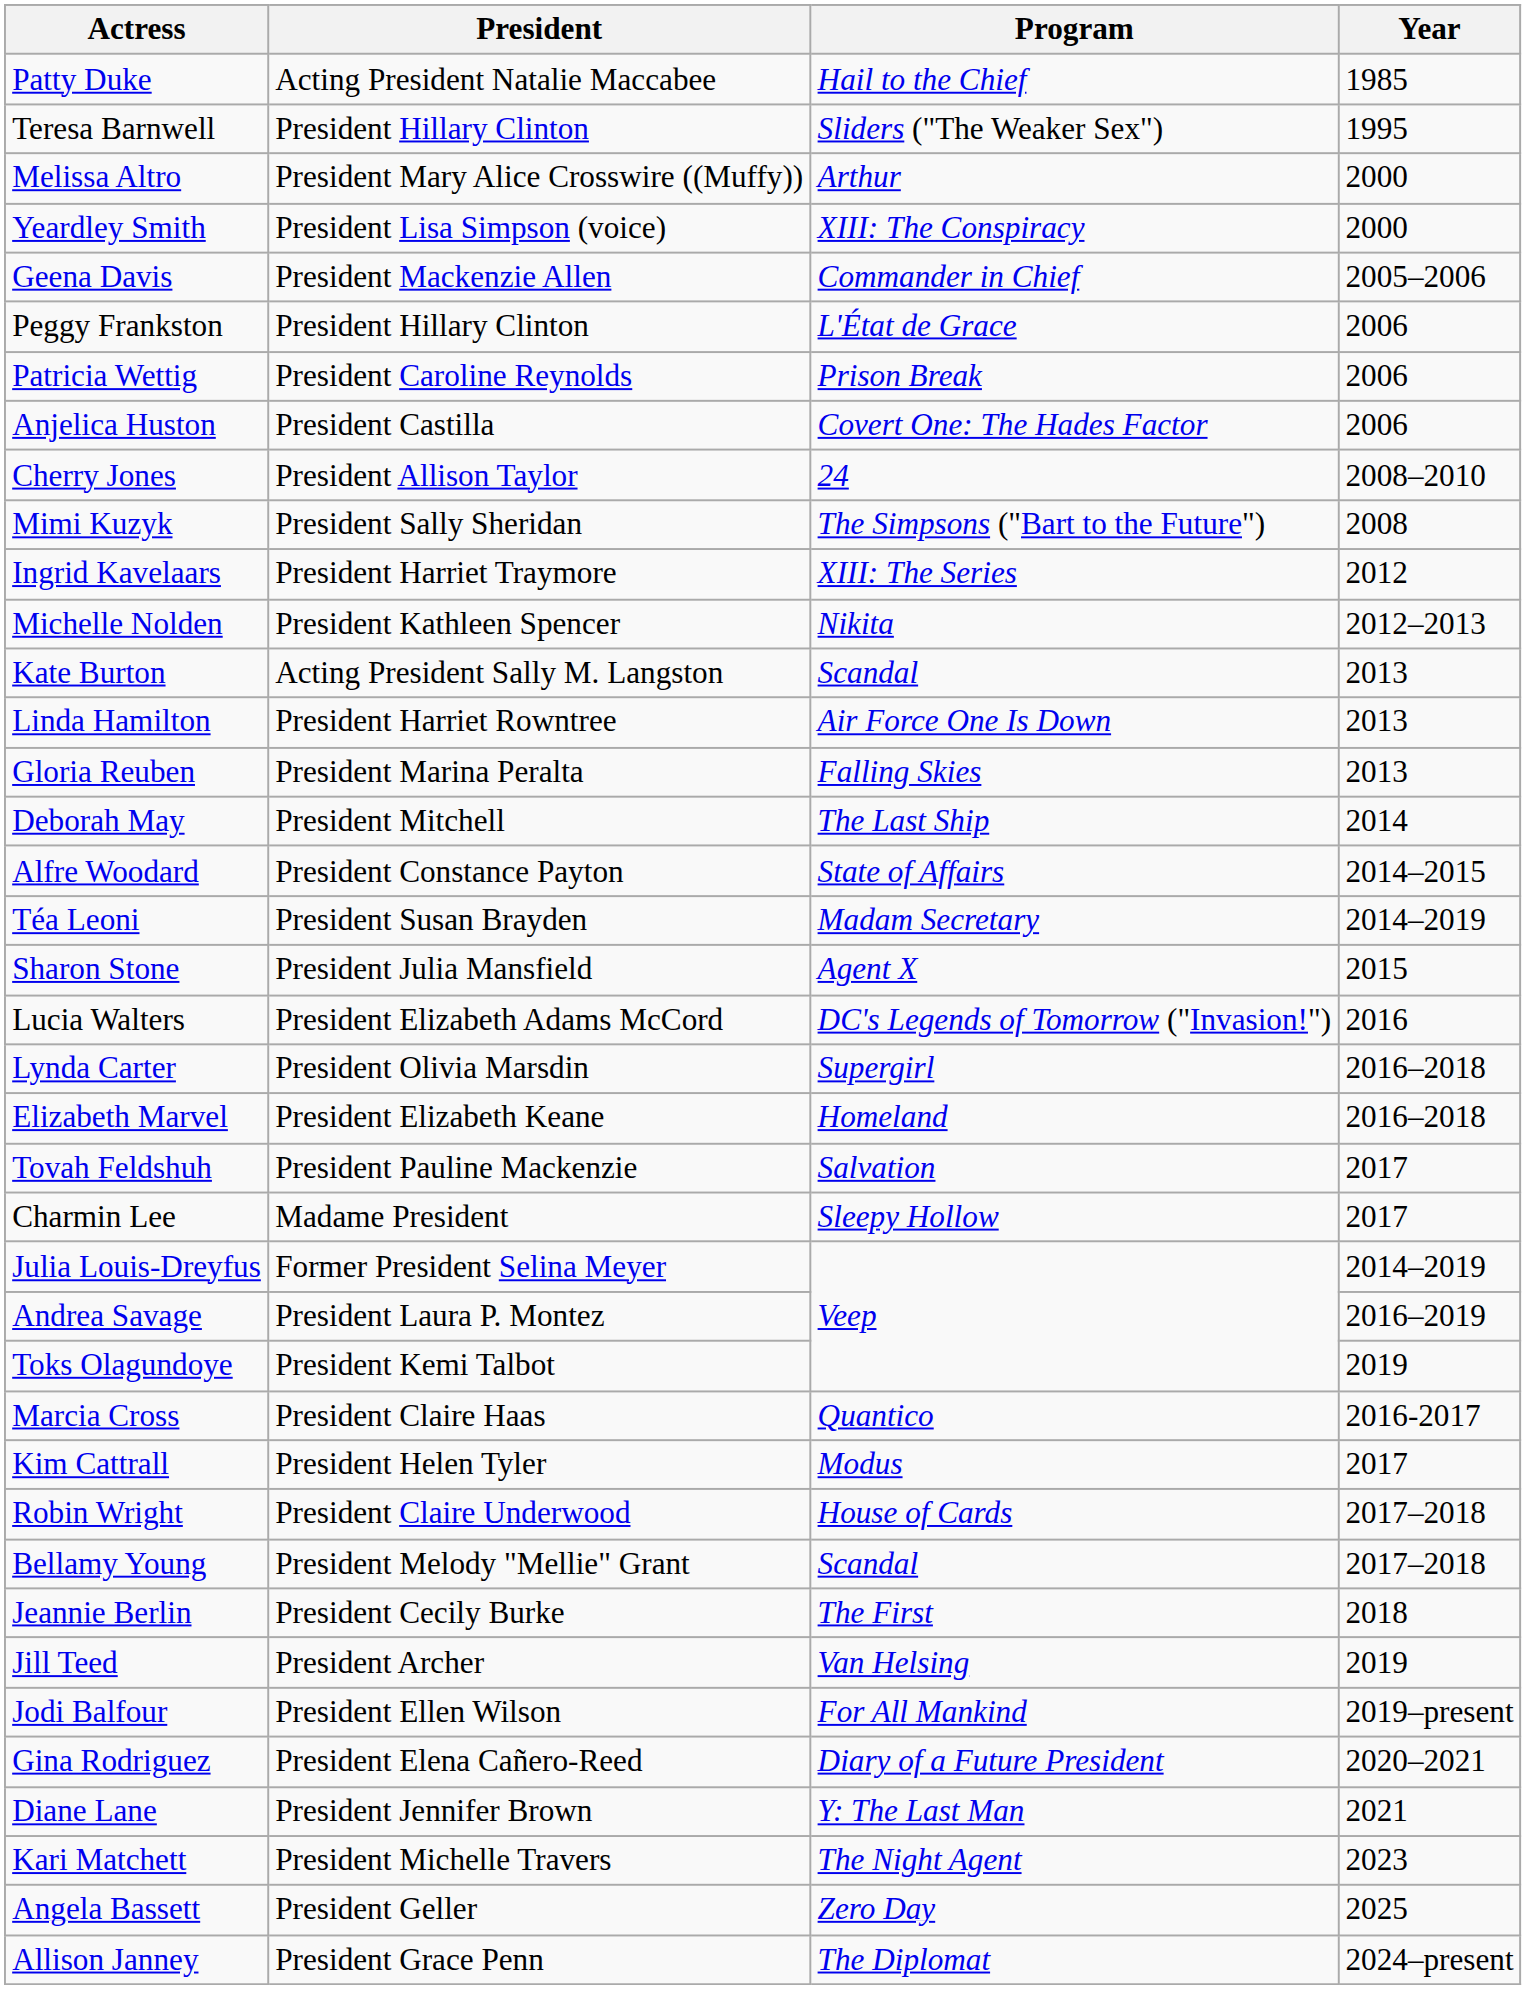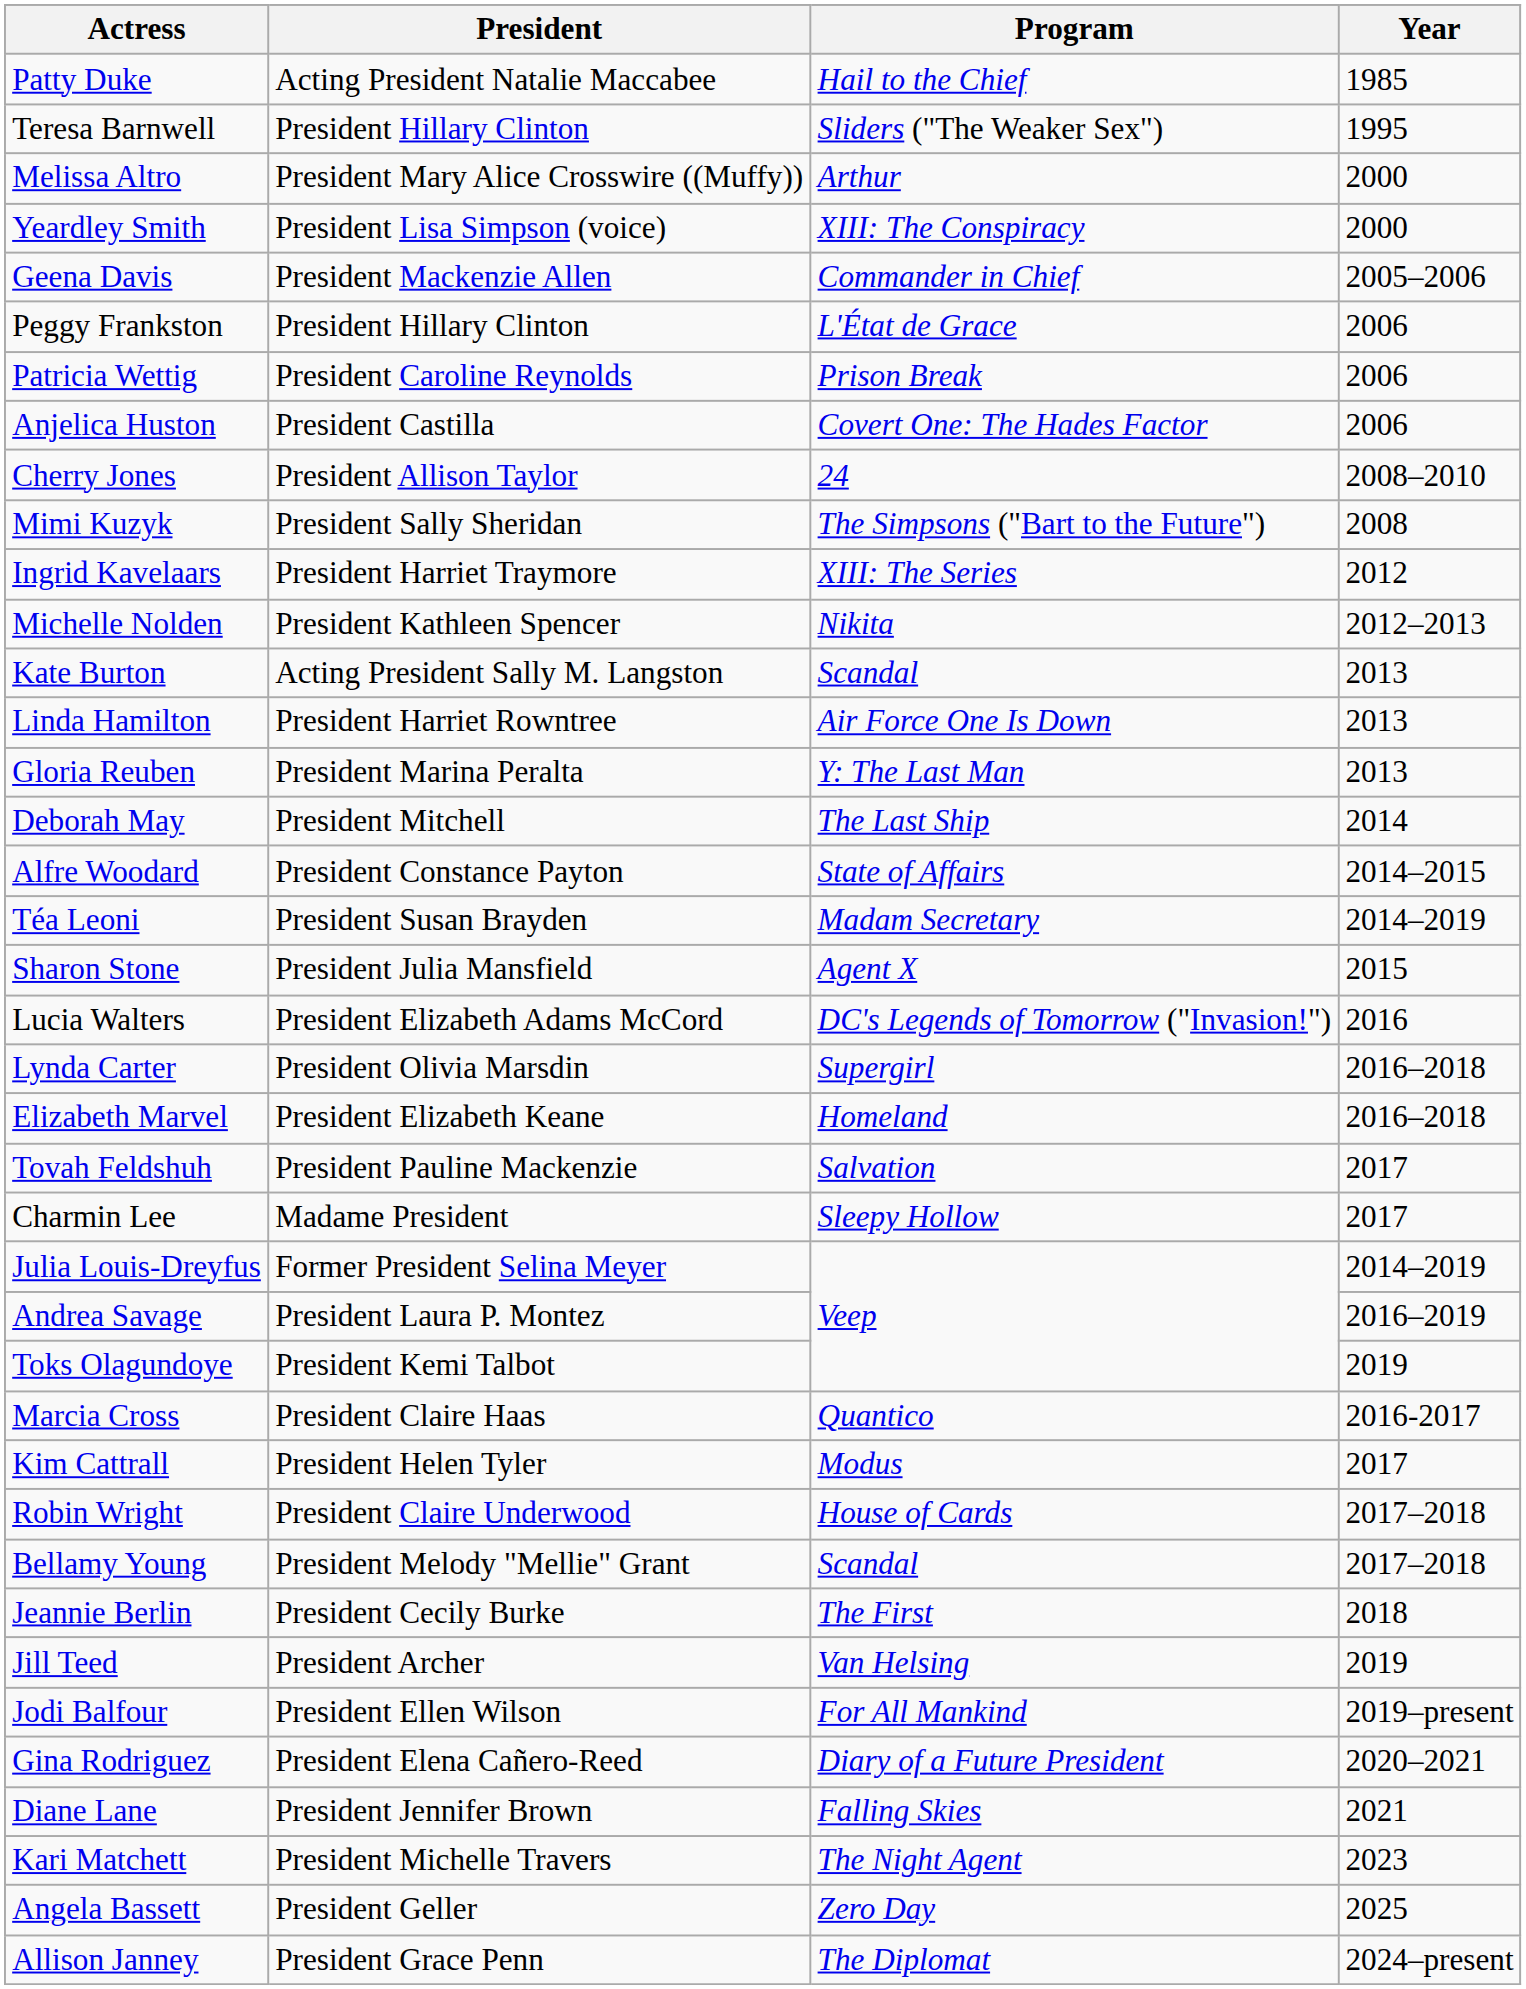(899, 771) Falling Skies -> (921, 771) Y: The Last Man
(921, 1810) Y: The Last Man -> (899, 1810) Falling Skies
